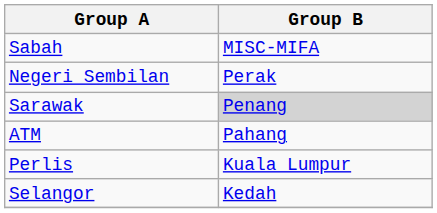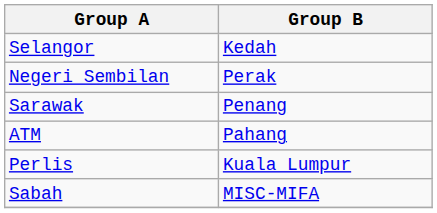rows swapped: (36, 48) <-> (52, 193)
(255, 106) lightgrey background -> (255, 106) no background
